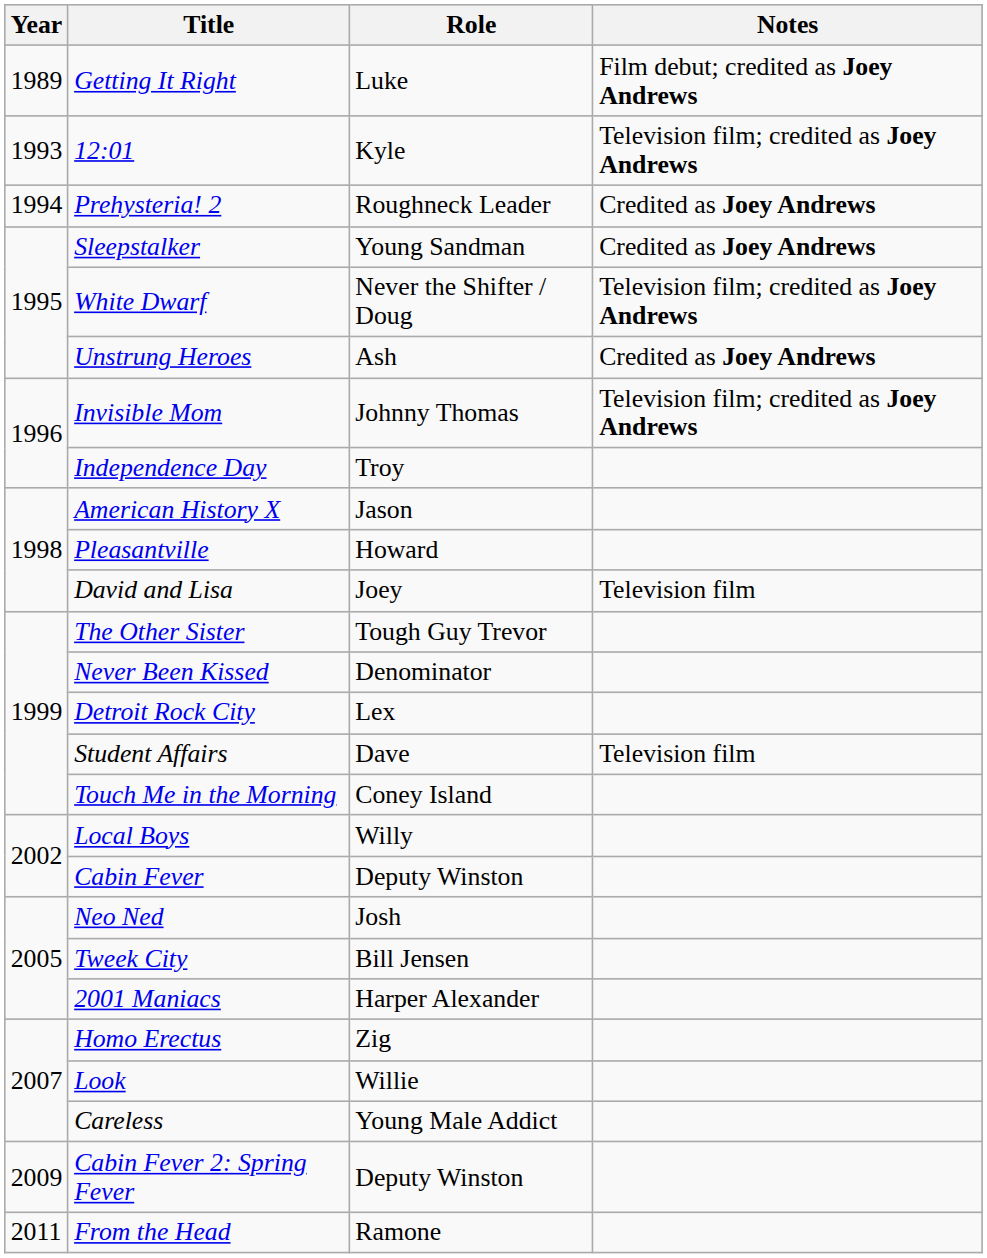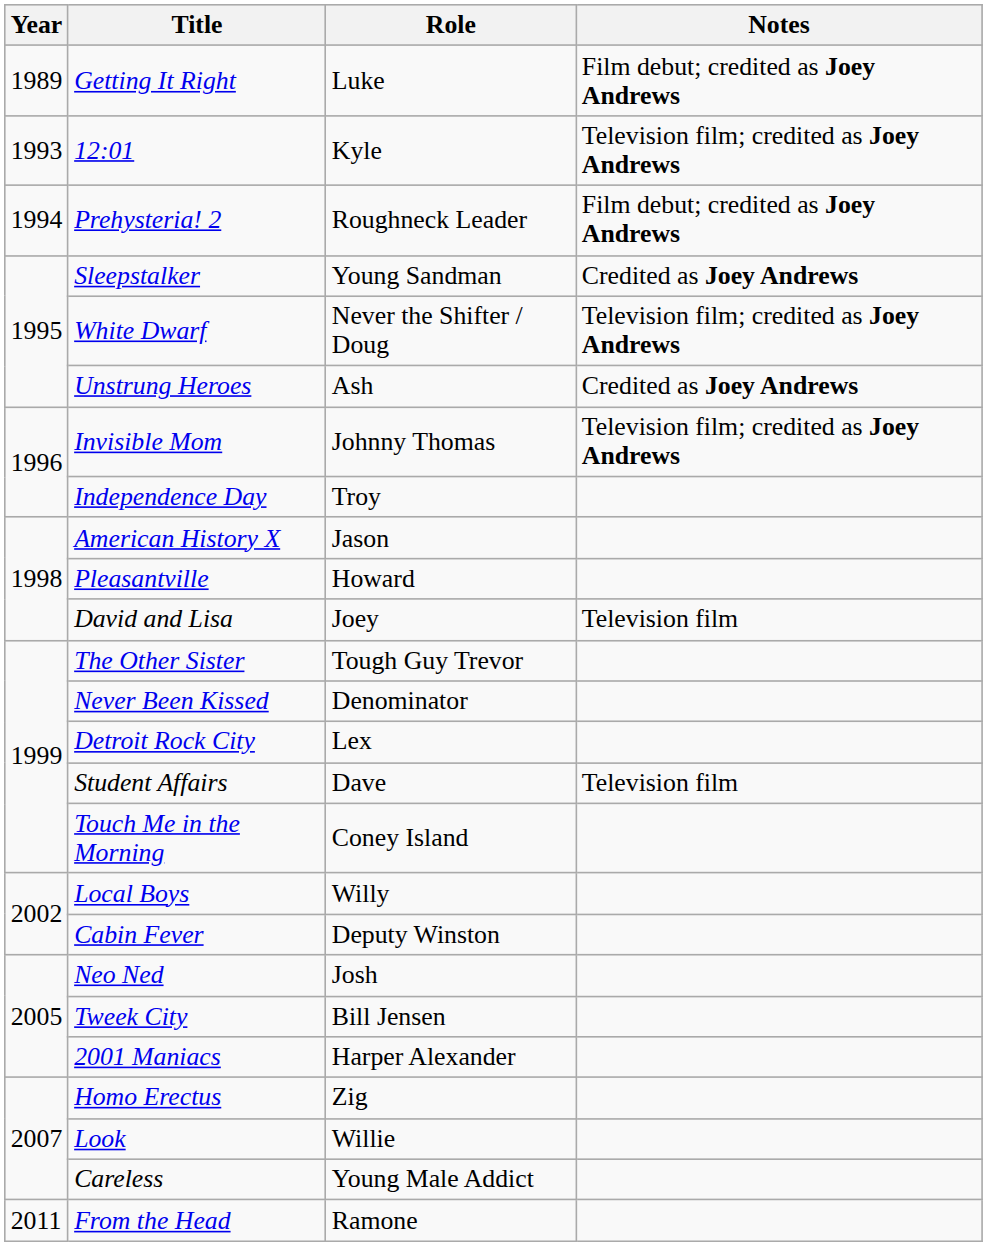(737, 205) Credited as Joey Andrews -> (729, 219) Film debut; credited as Joey Andrews
- row: (190, 1176)
